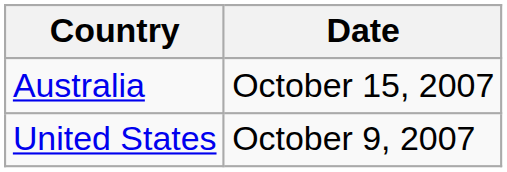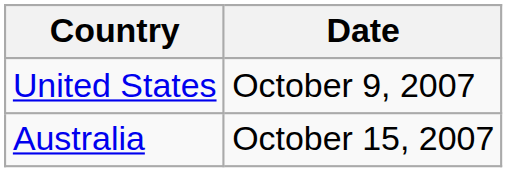rows swapped: (115, 138) <-> (79, 85)
